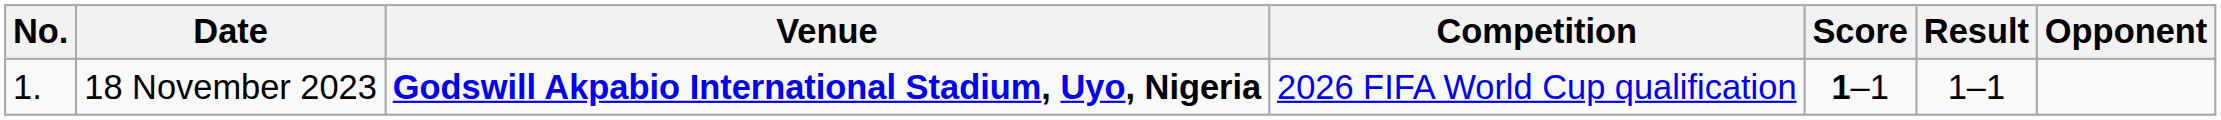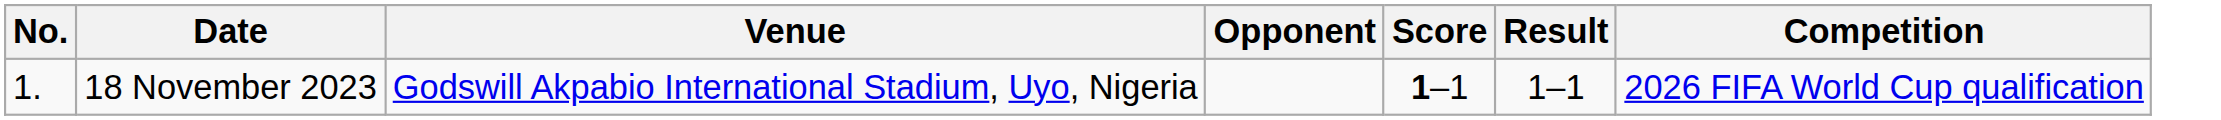columns swapped: (2126, 31) <-> (1537, 31)
(827, 86) bold -> (795, 86) normal
